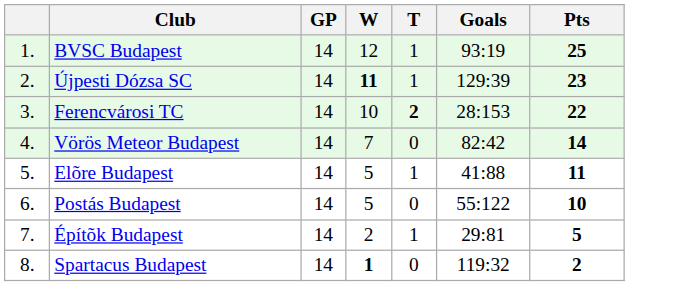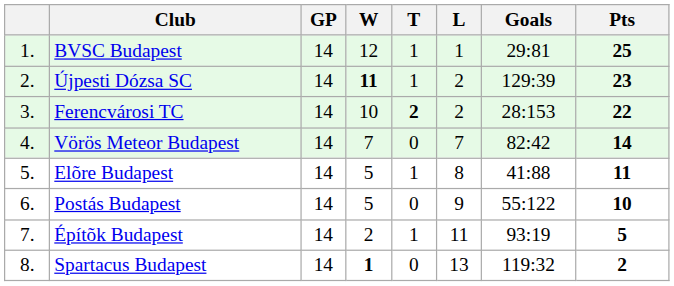+ column: (459, 19)
(483, 50) 93:19 -> (528, 50) 29:81
(483, 234) 29:81 -> (528, 234) 93:19
